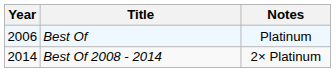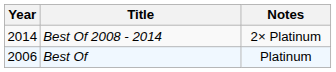rows swapped: (65, 36) <-> (103, 57)
